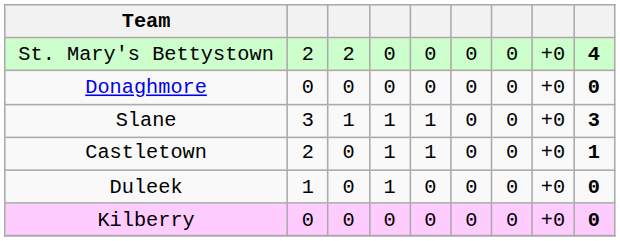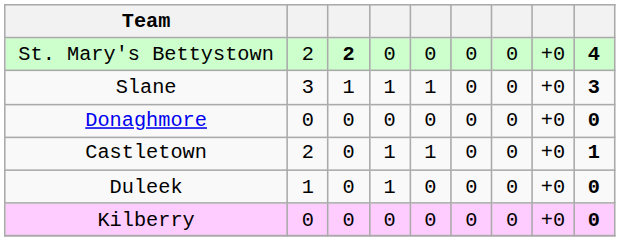(349, 54) normal -> (349, 54) bold
rows swapped: (146, 87) <-> (146, 120)
